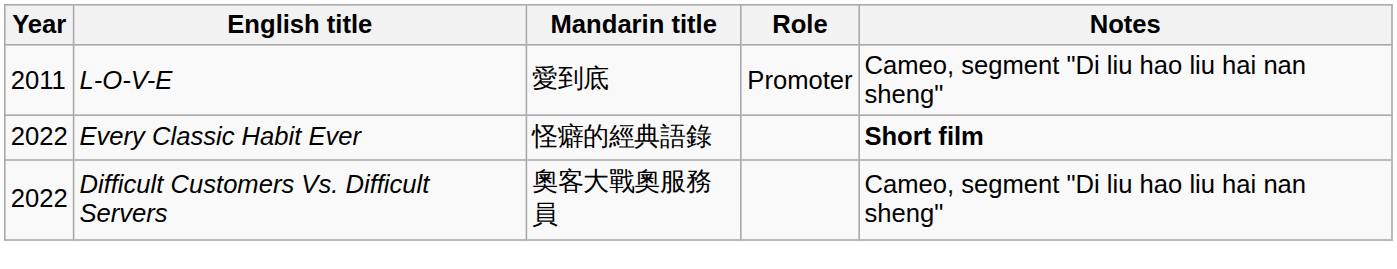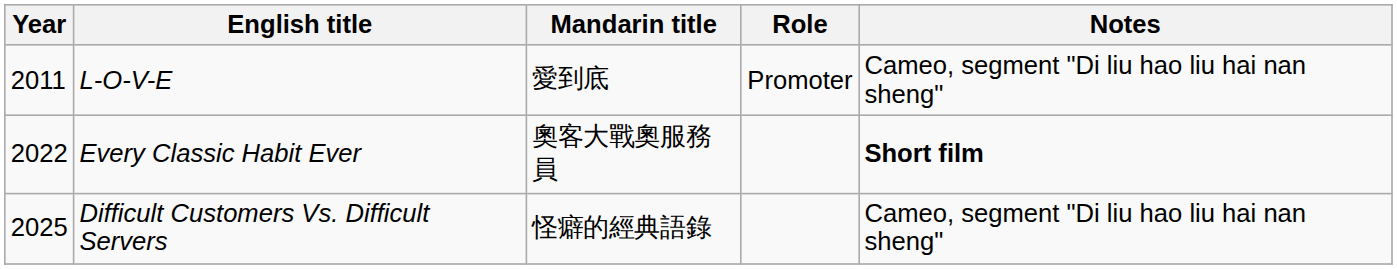(622, 136) 怪癖的經典語錄 -> (622, 153) 奧客大戰奧服務員
(39, 199) 2022 -> (39, 228) 2025
(622, 198) 奧客大戰奧服務員 -> (622, 227) 怪癖的經典語錄
